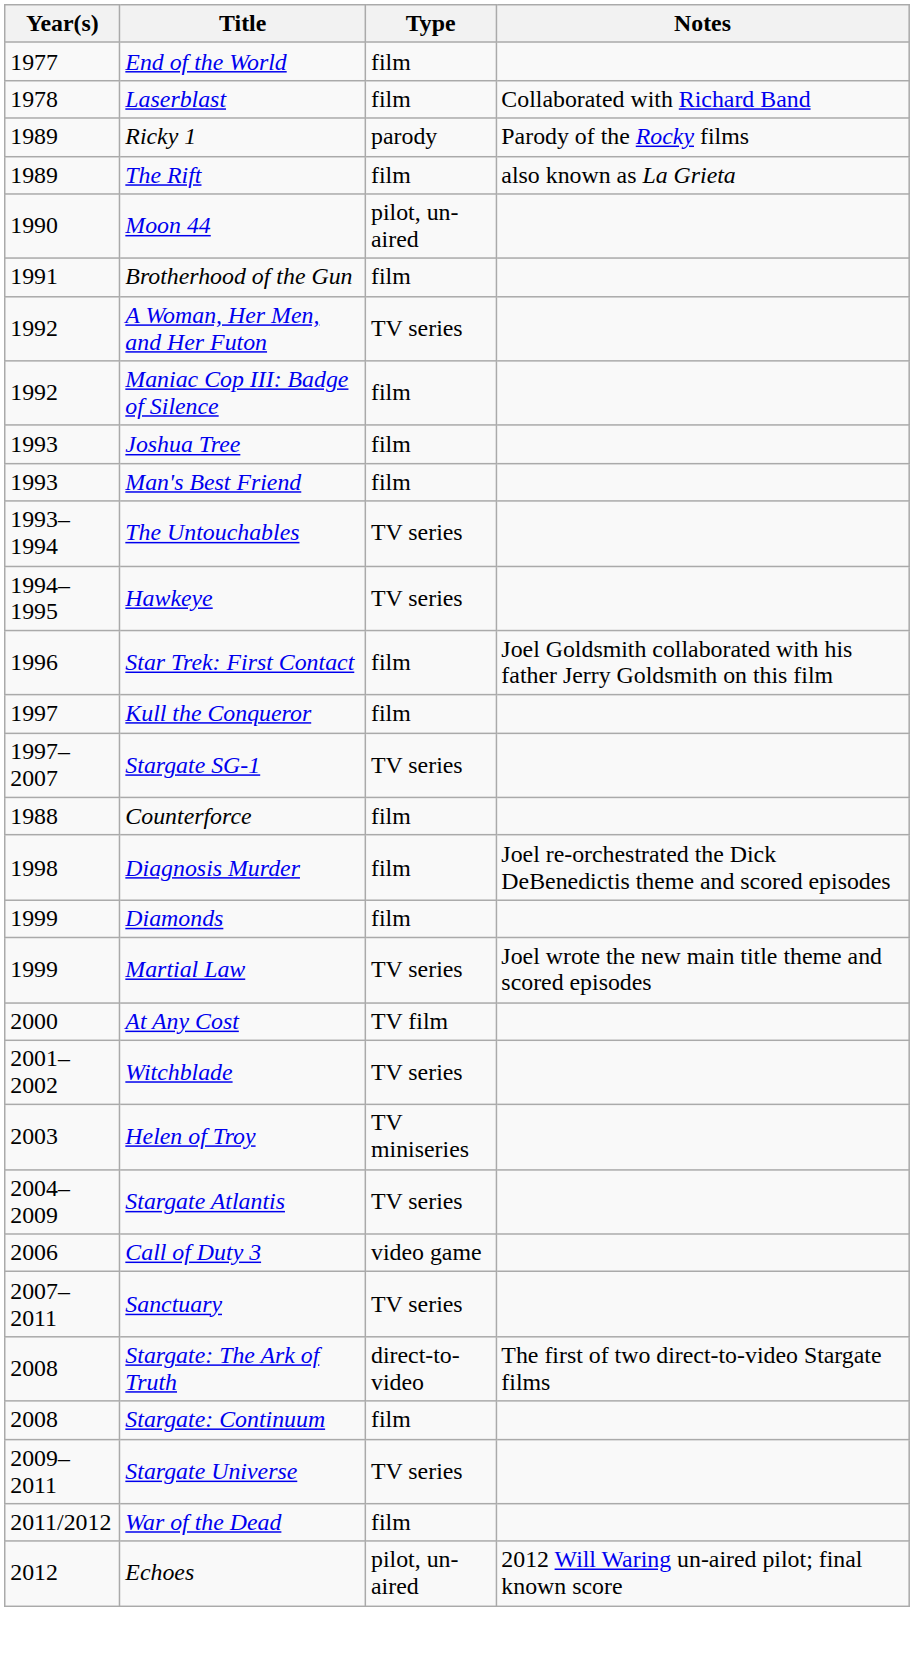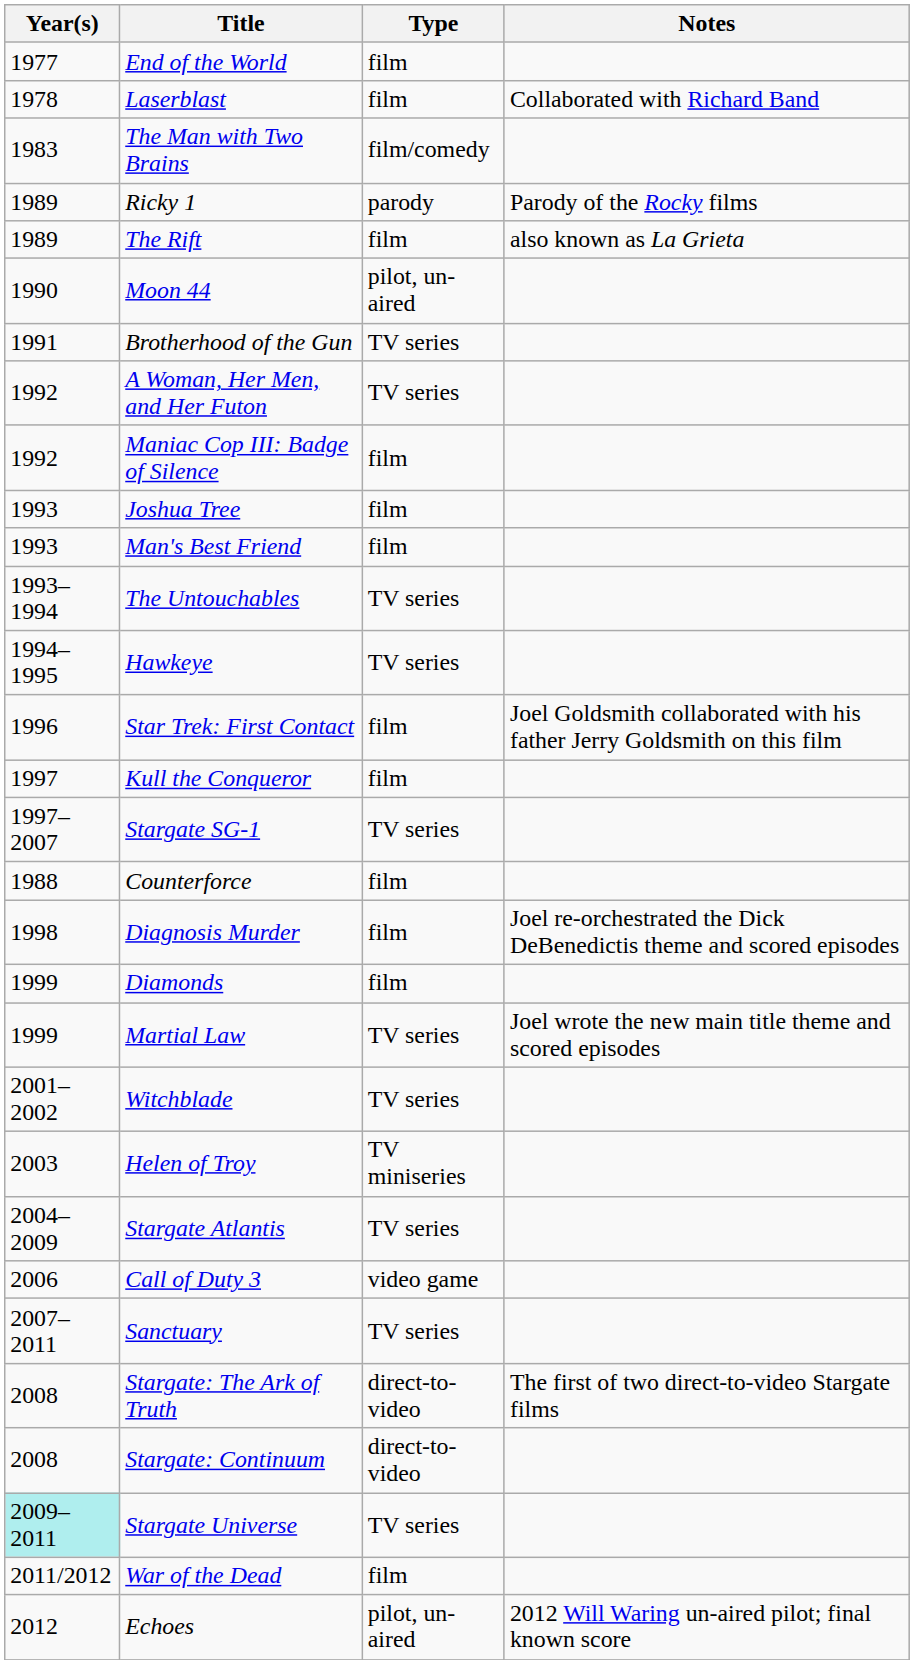+ row: (214, 150)
(391, 277) film -> (414, 341) TV series
- row: (182, 1020)
(391, 1419) film -> (412, 1459) direct-to-video
(40, 1470) no background -> (40, 1524) paleturquoise background
